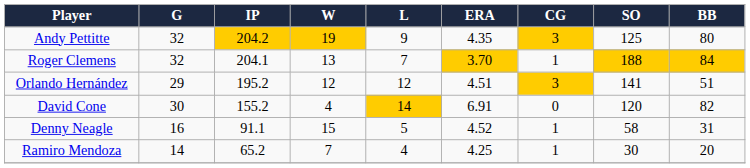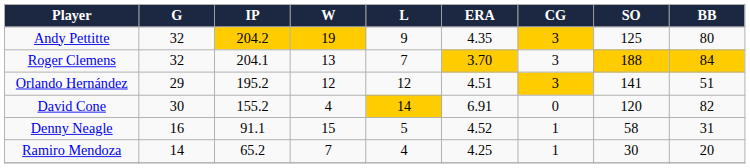(555, 60) 1 -> (555, 60) 3
